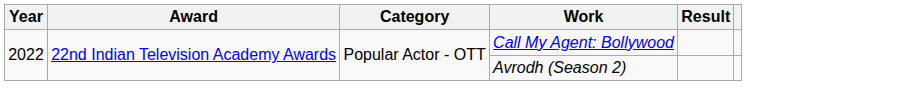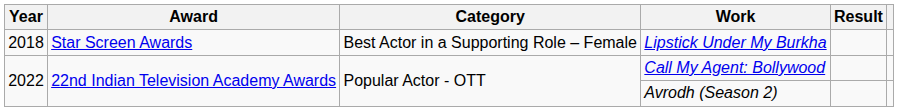+ row: (735, 42)
